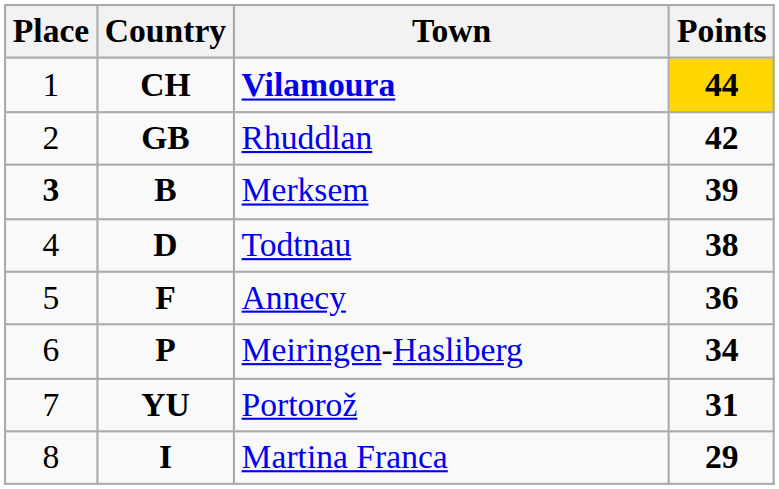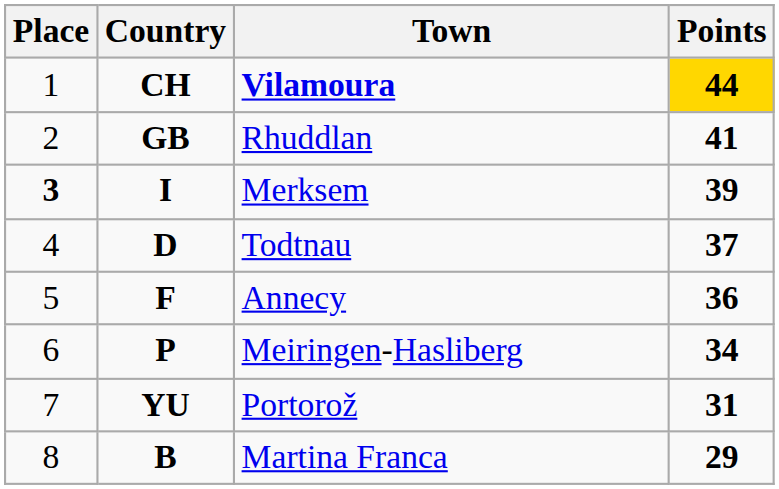(722, 137) 42 -> (722, 137) 41
(165, 191) B -> (165, 191) I
(722, 244) 38 -> (722, 244) 37
(165, 457) I -> (165, 457) B
